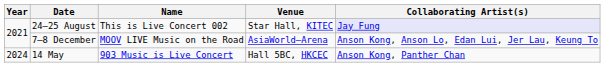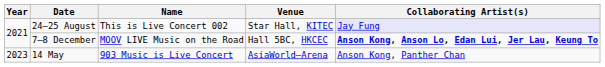(288, 40) AsiaWorld–Arena -> (288, 40) Hall 5BC, HKCEC
(468, 40) normal -> (468, 40) bold
(17, 55) 2024 -> (17, 55) 2023
(288, 55) Hall 5BC, HKCEC -> (288, 55) AsiaWorld–Arena
